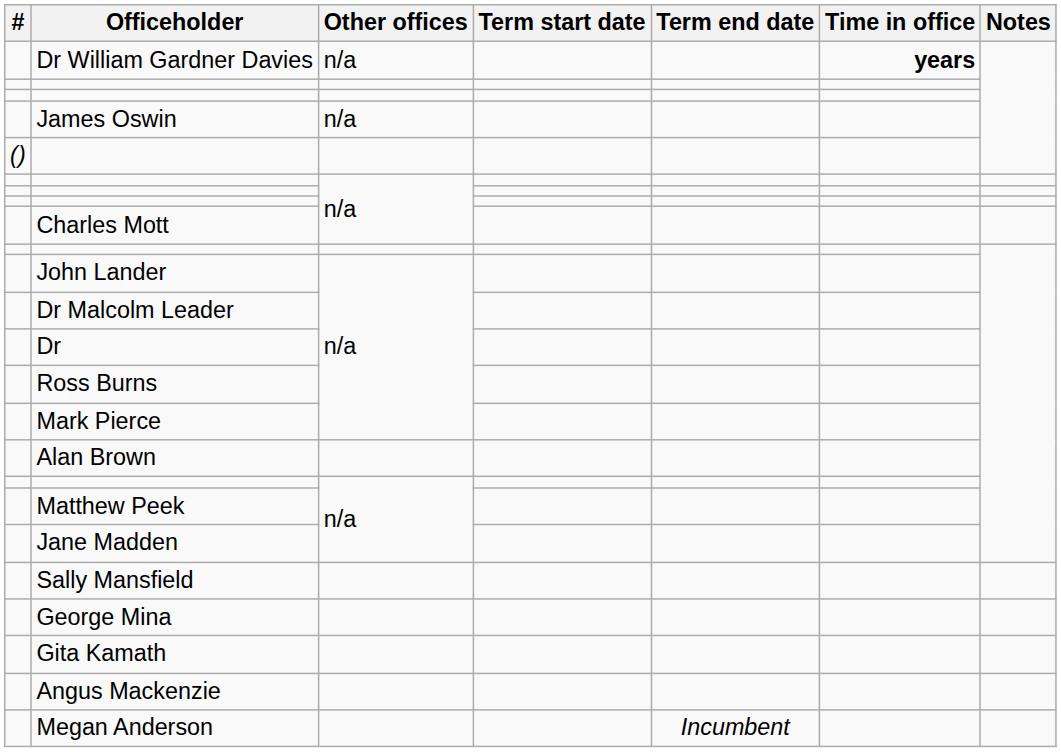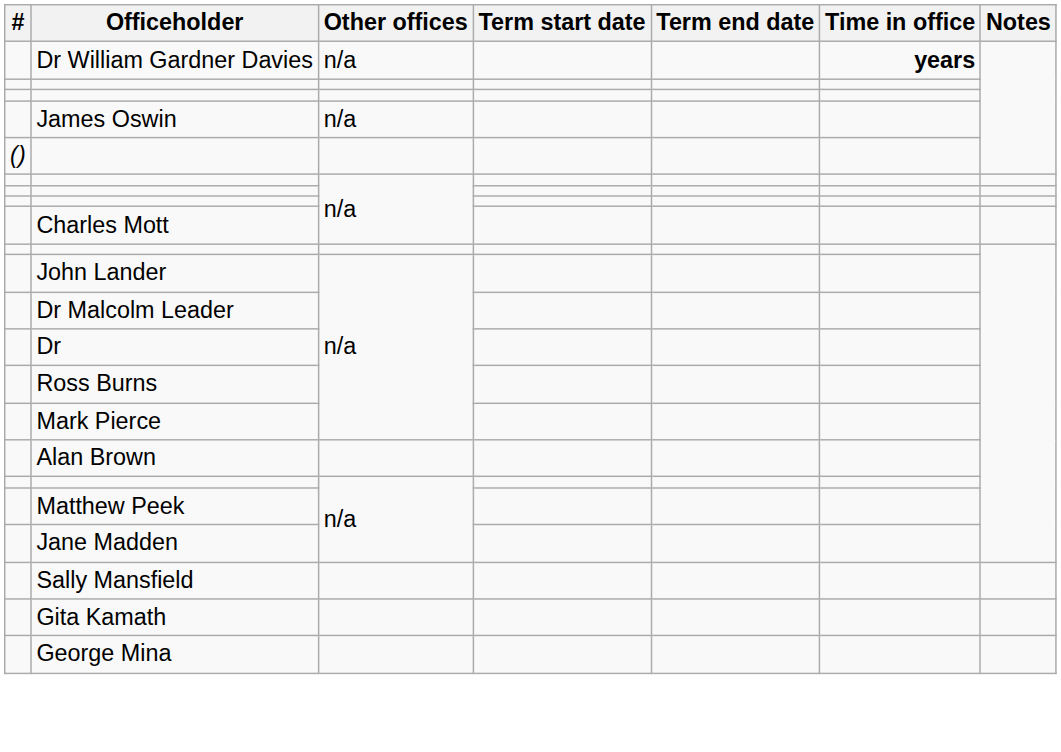rows swapped: (18, 654) <-> (18, 617)
- row: (18, 691)
- row: (18, 728)
